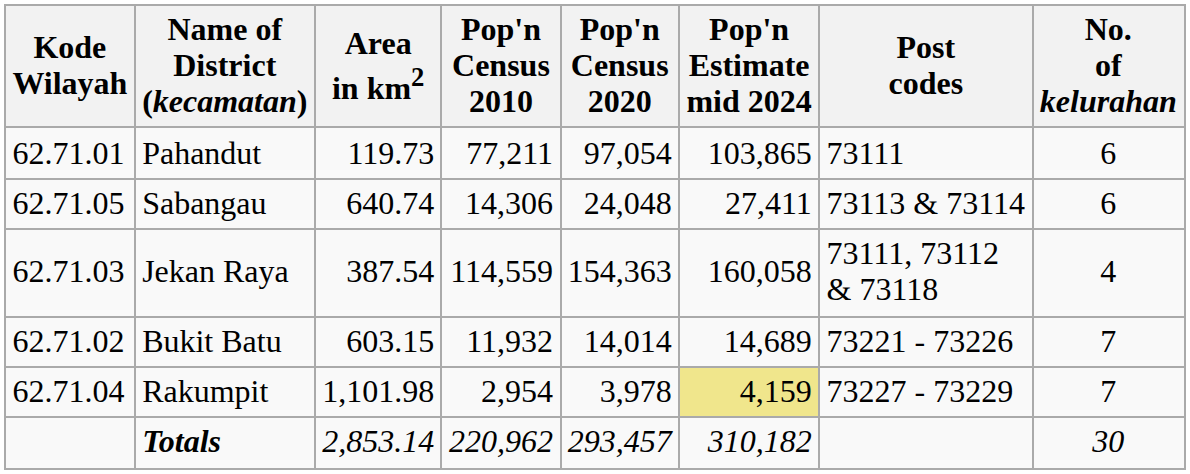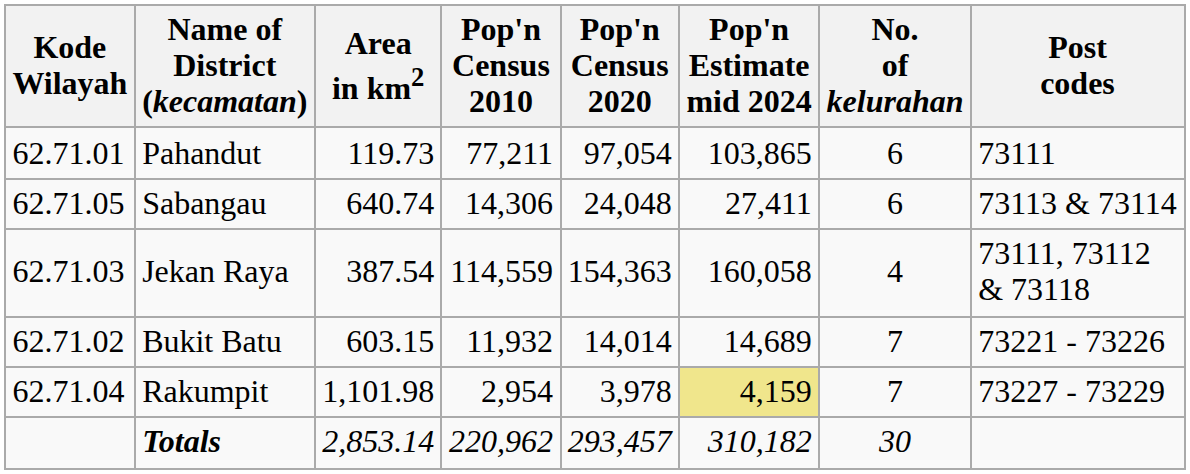columns swapped: (1108, 65) <-> (926, 65)
